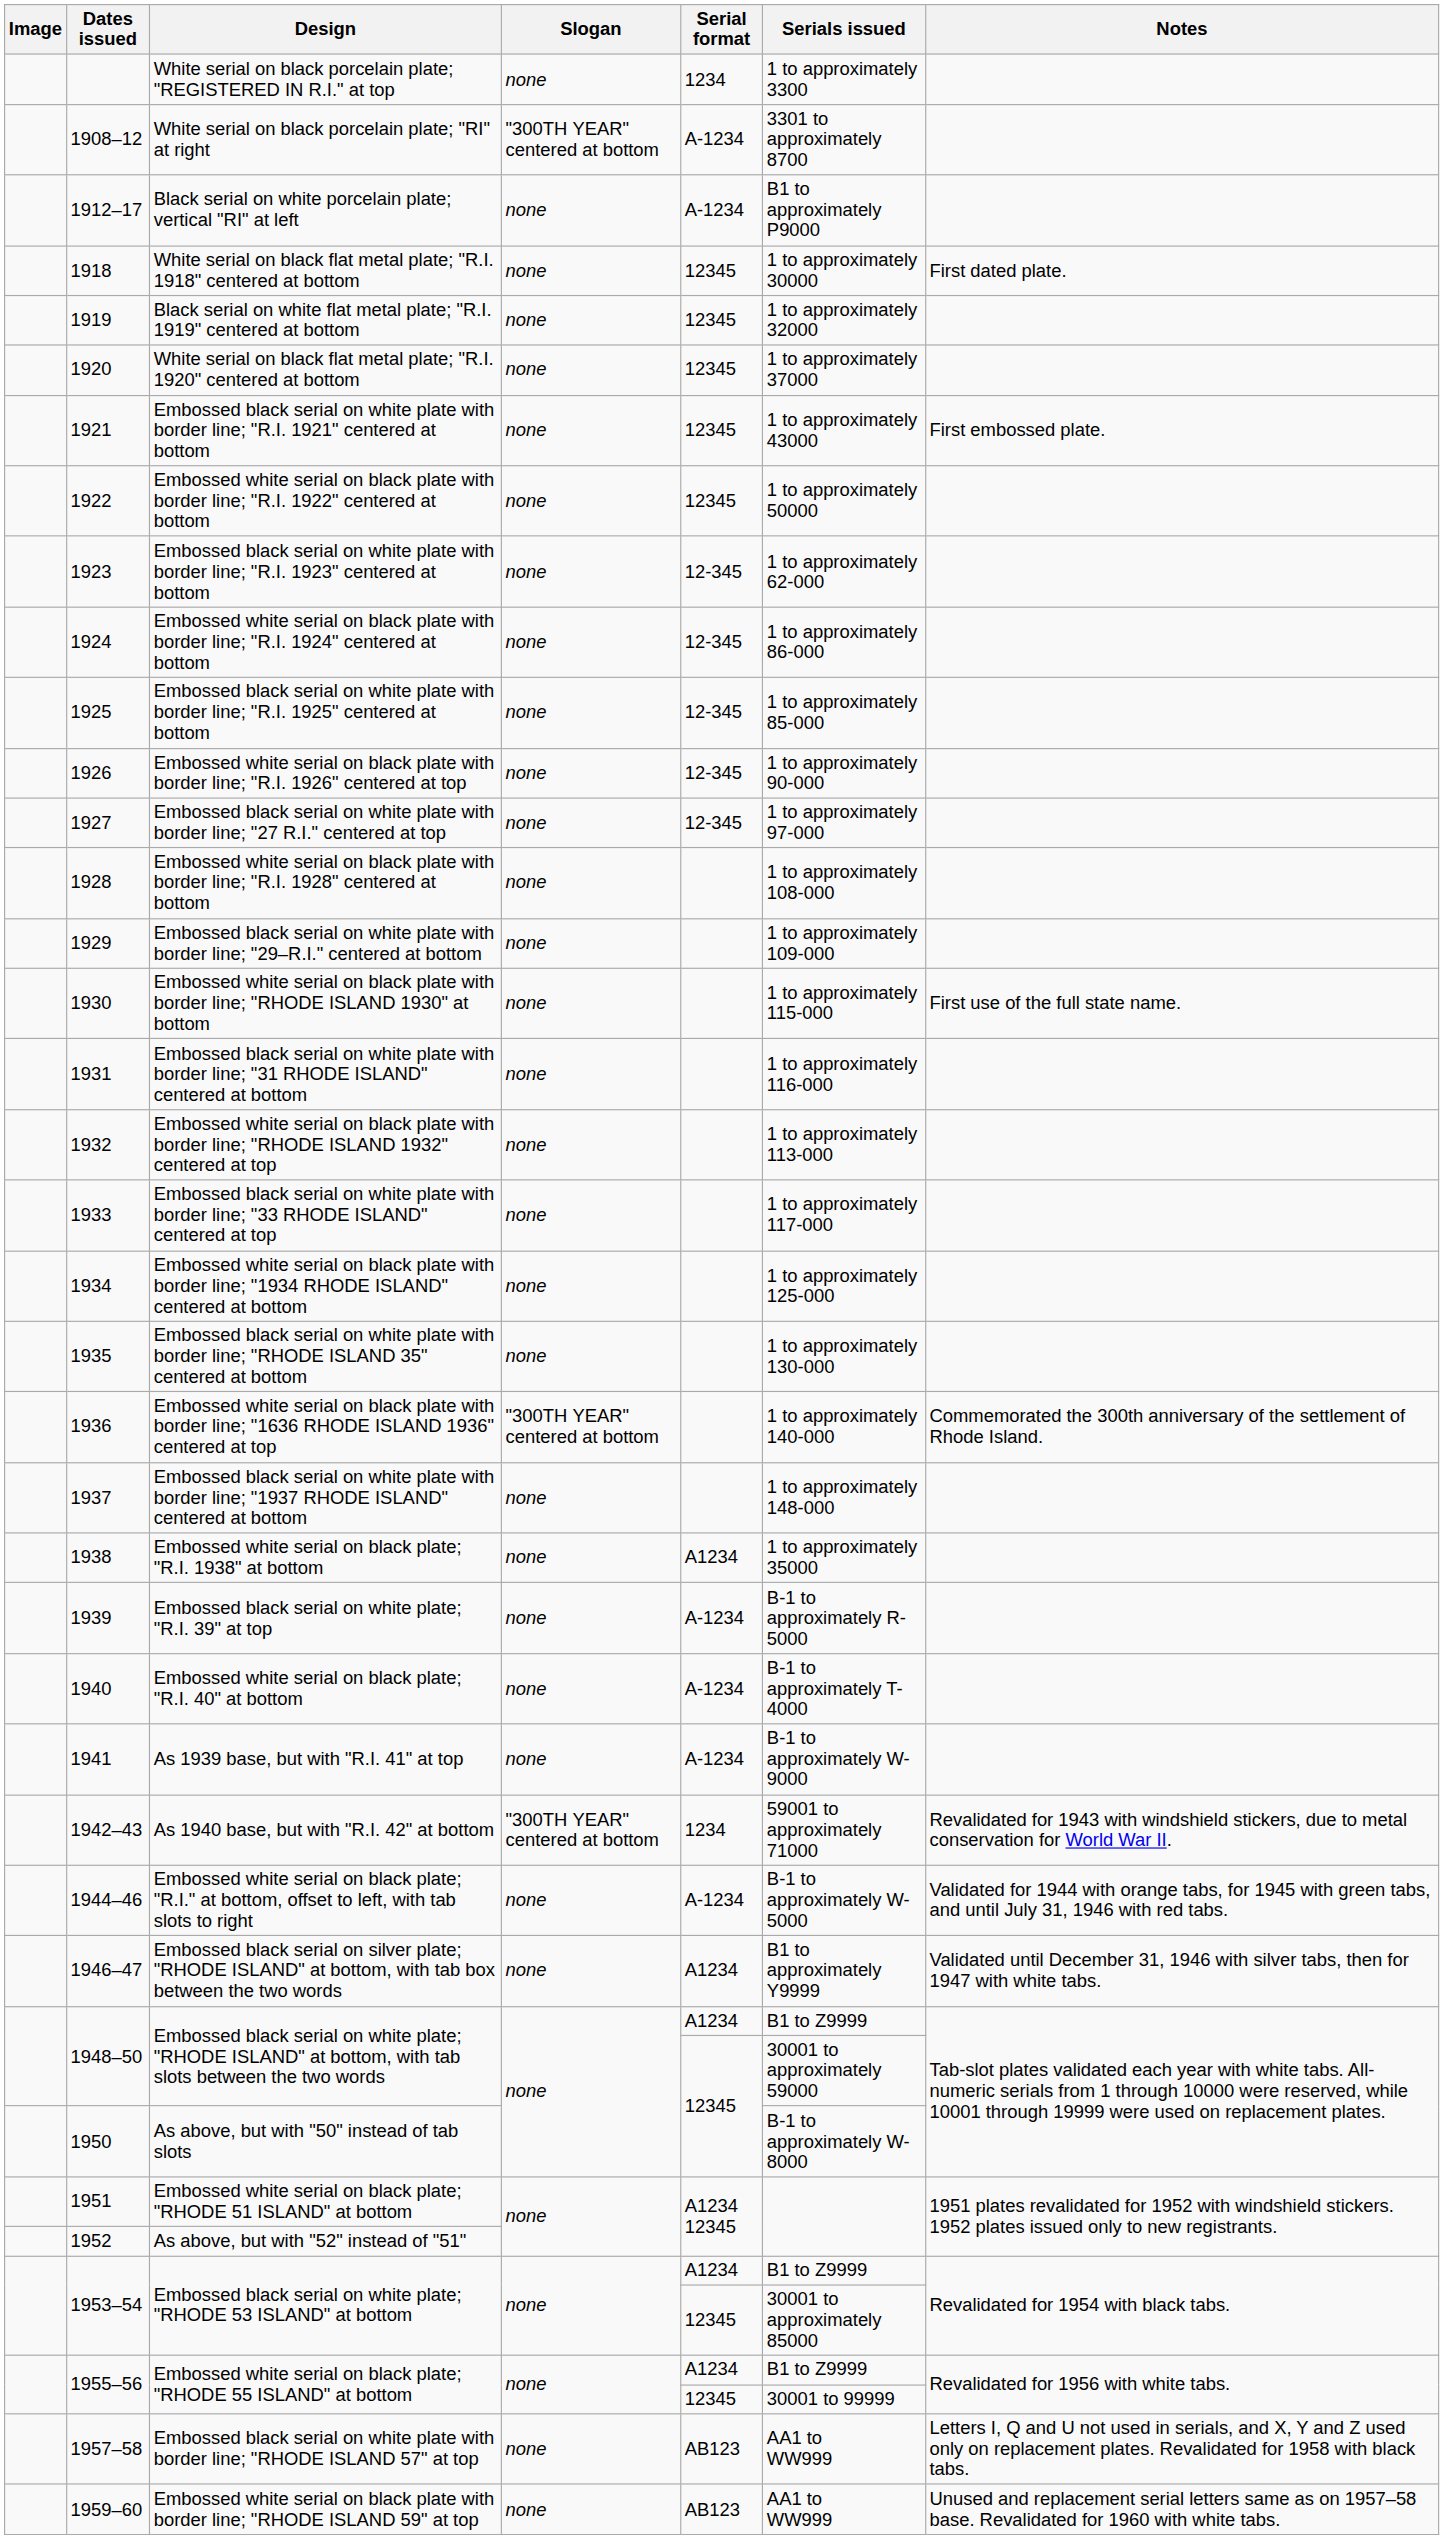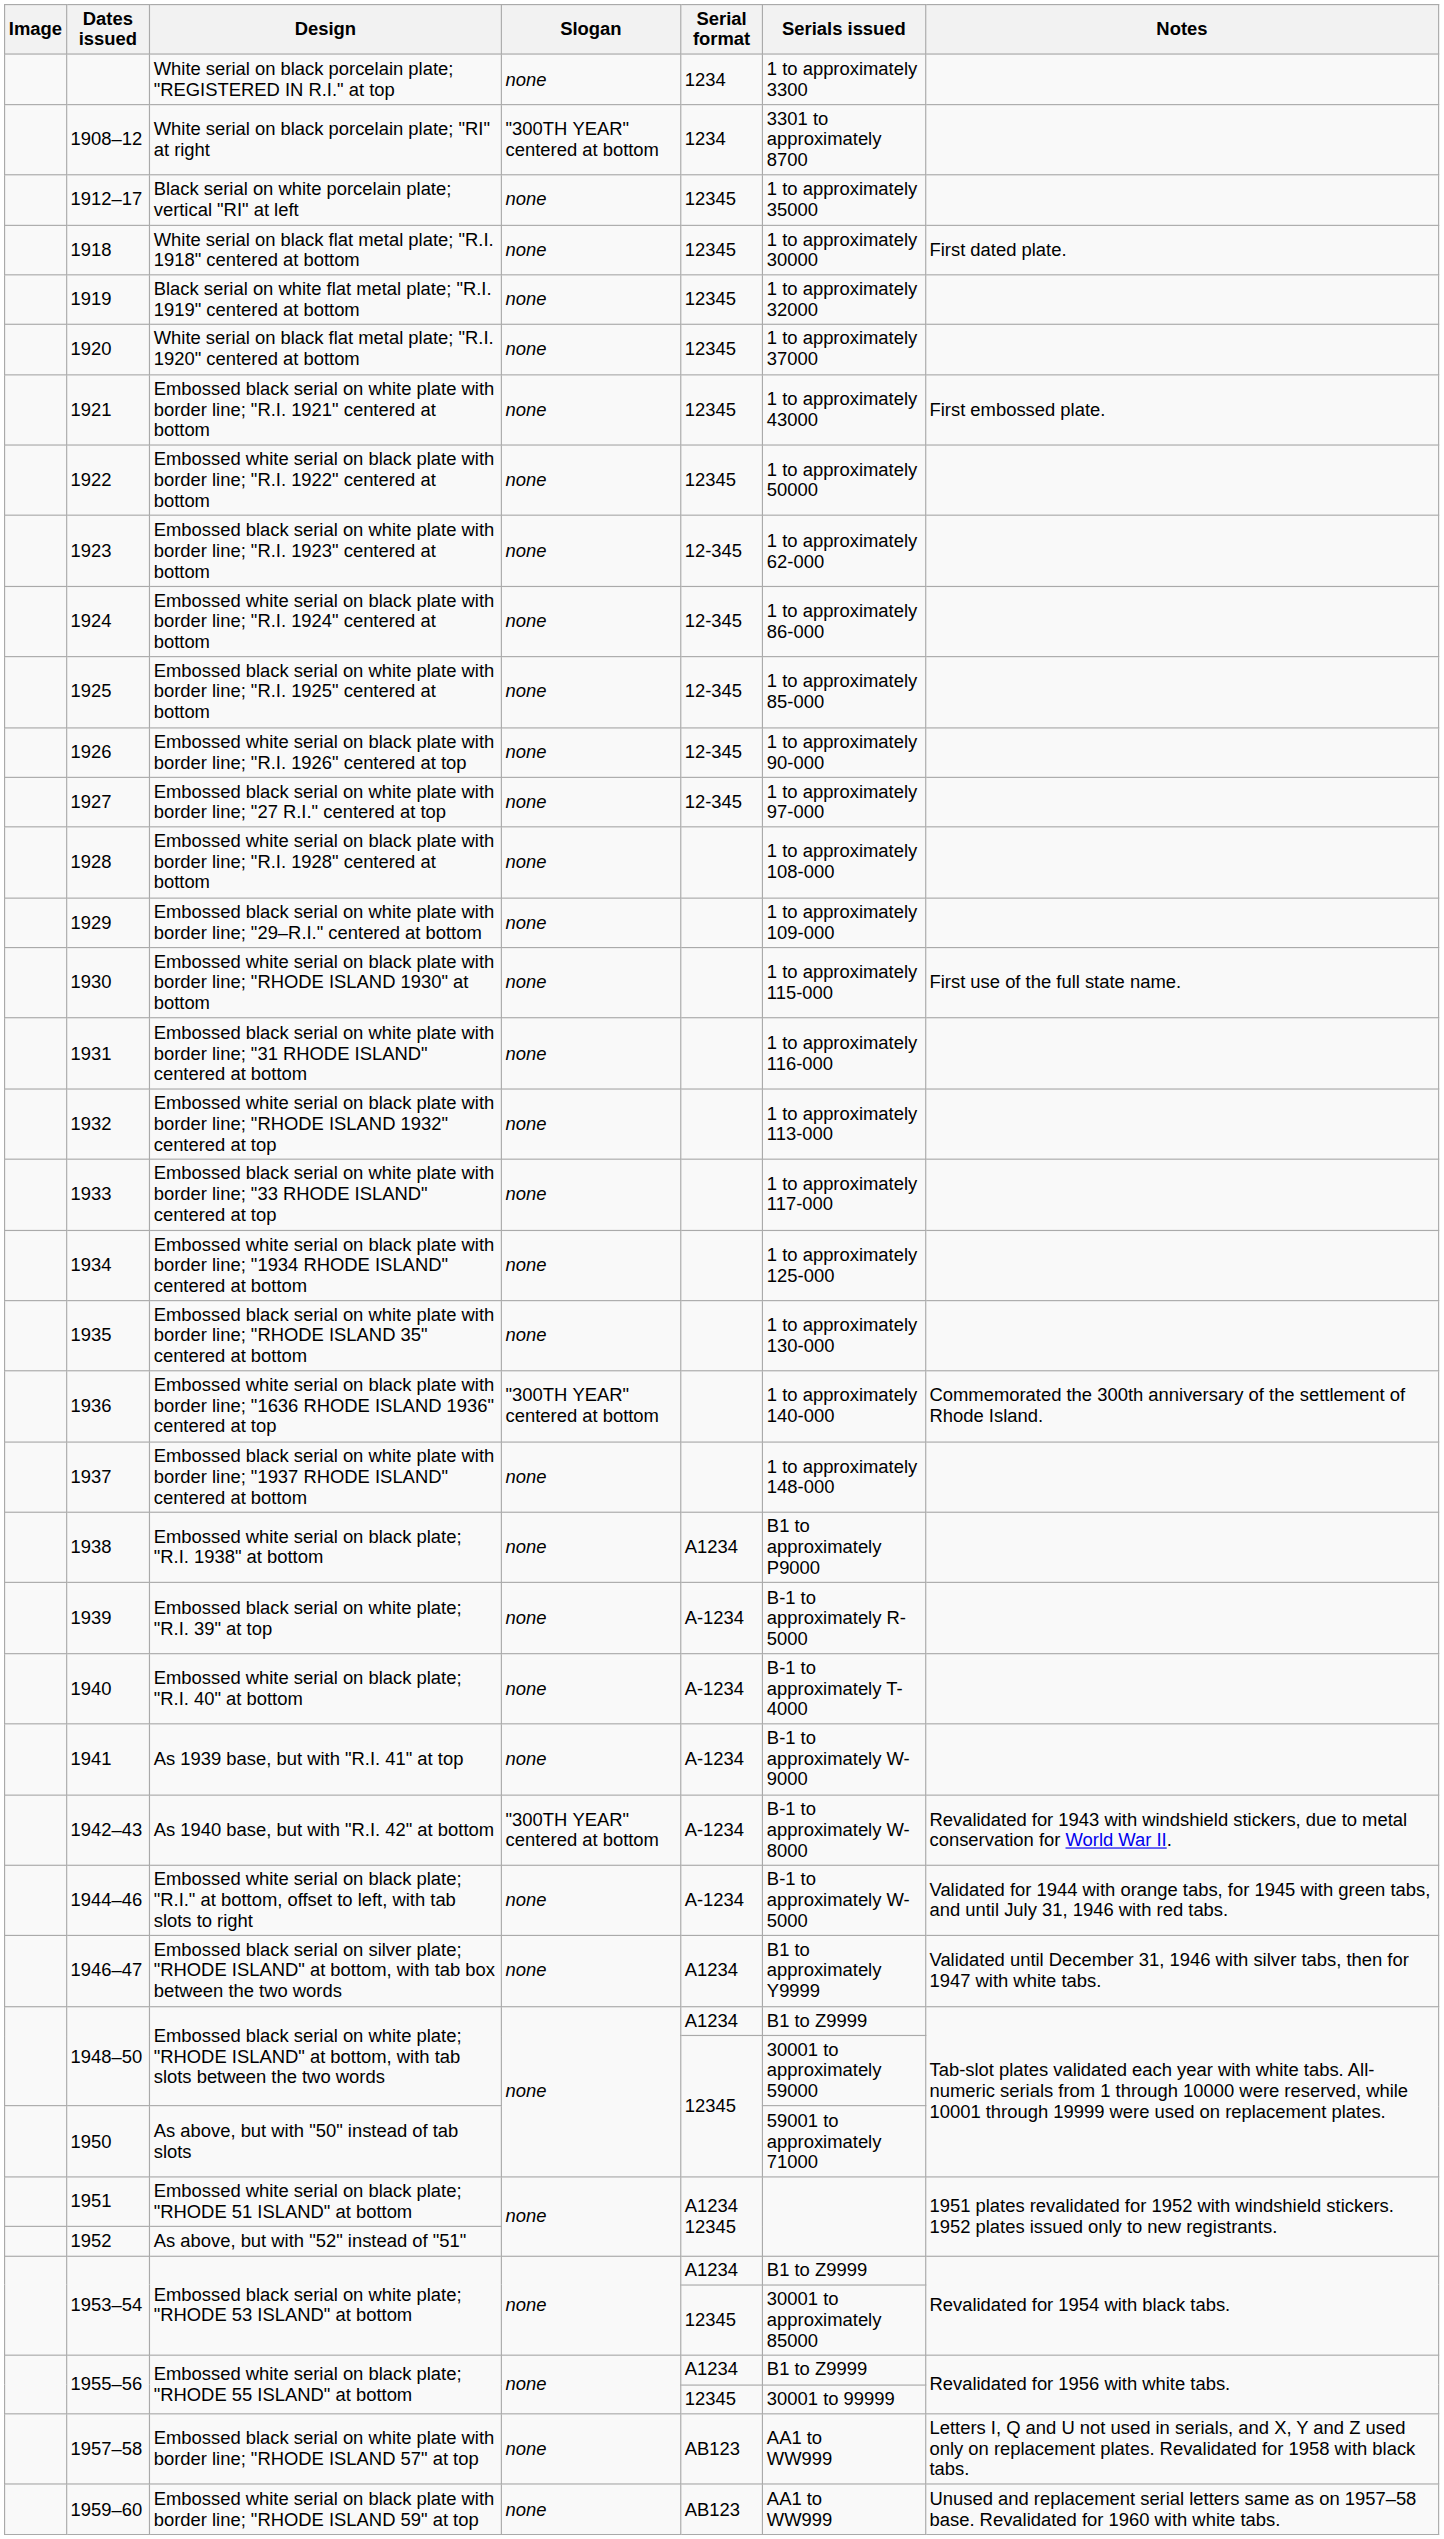(714, 139) A-1234 -> (705, 139) 1234
(714, 210) A-1234 -> (710, 199) 12345
(824, 210) B1 to approximately P9000 -> (842, 199) 1 to approximately 35000
(842, 1557) 1 to approximately 35000 -> (824, 1547) B1 to approximately P9000
(705, 1829) 1234 -> (714, 1829) A-1234
(824, 1829) 59001 to approximately 71000 -> (838, 1829) B-1 to approximately W-8000
(838, 2141) B-1 to approximately W-8000 -> (824, 2141) 59001 to approximately 71000
